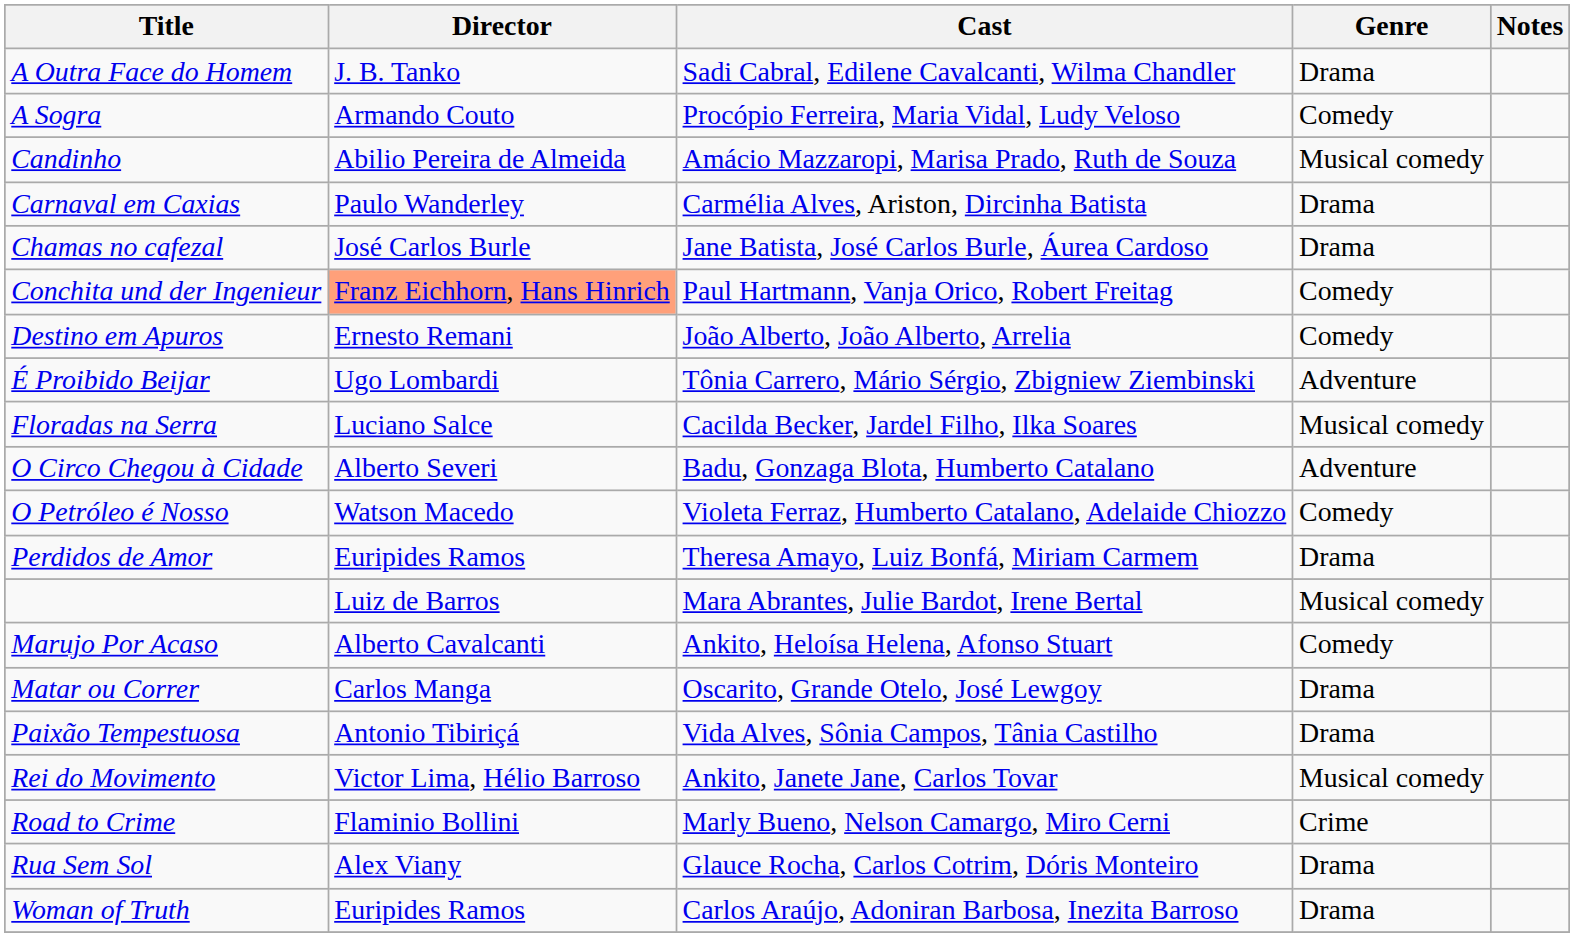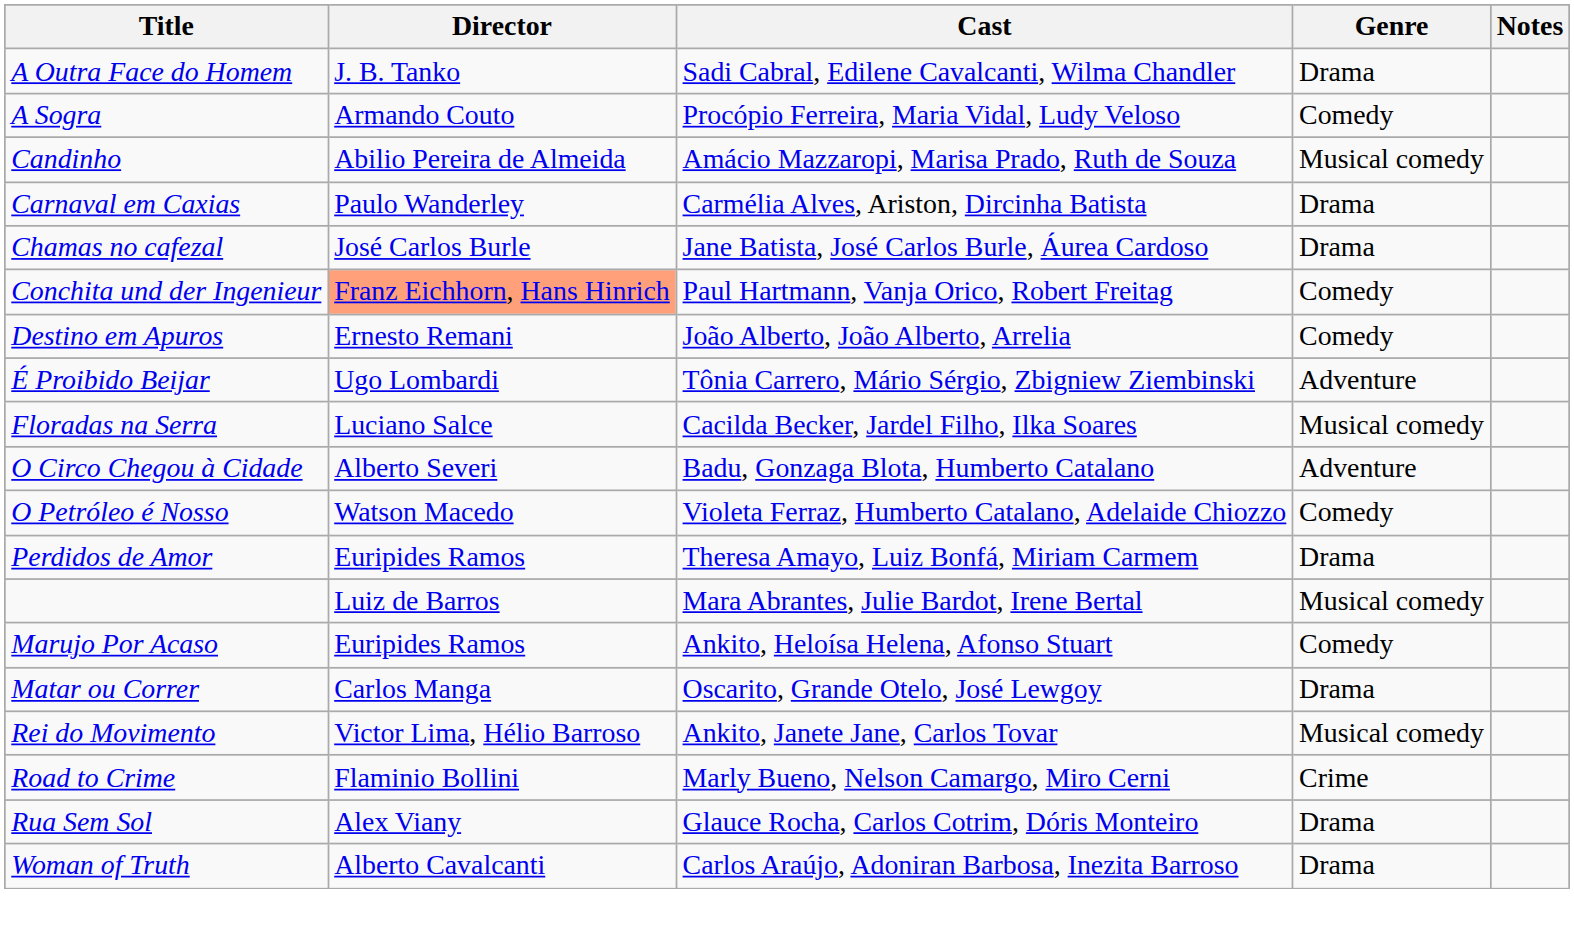(440, 644) Alberto Cavalcanti -> (430, 644) Euripides Ramos
- row: (126, 733)
(430, 909) Euripides Ramos -> (440, 865) Alberto Cavalcanti
